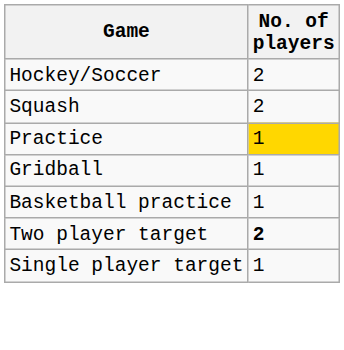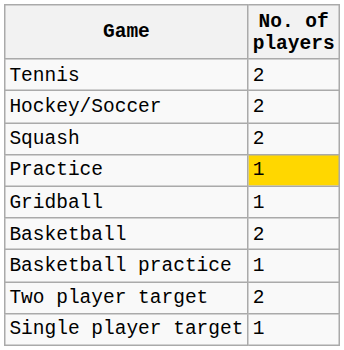+ row: (44, 75)
+ row: (68, 234)
(259, 234) bold -> (259, 297) normal
